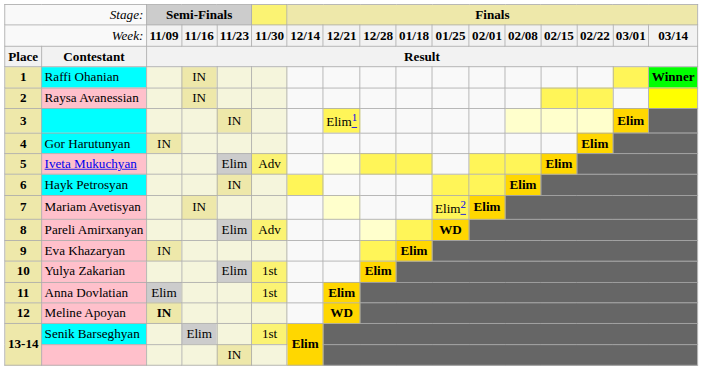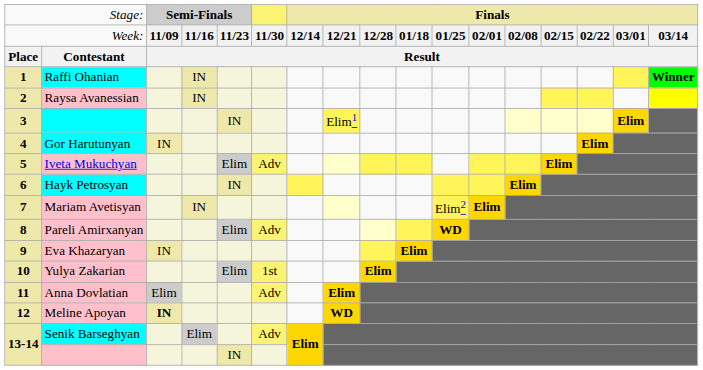(270, 292) 1st -> (270, 292) Adv
(270, 334) 1st -> (270, 334) Adv
